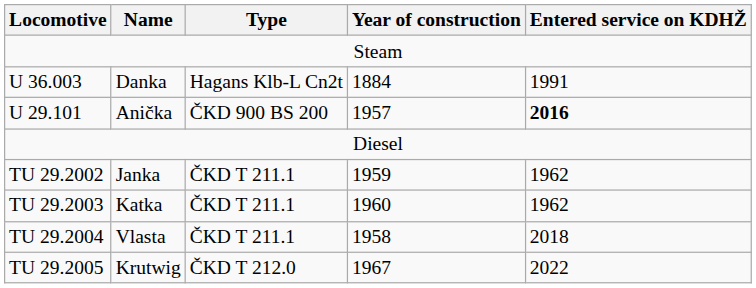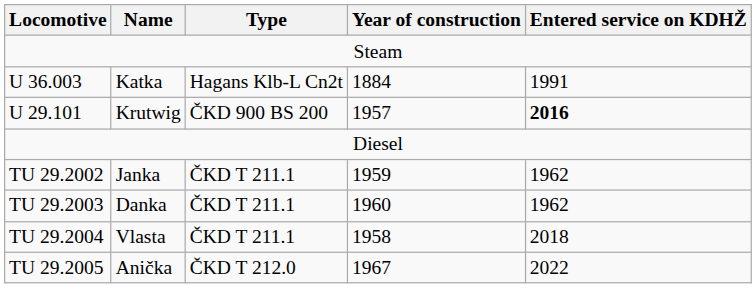(141, 81) Danka -> (139, 81) Katka
(144, 112) Anička -> (148, 112) Krutwig
(139, 205) Katka -> (141, 205) Danka
(148, 267) Krutwig -> (144, 267) Anička
